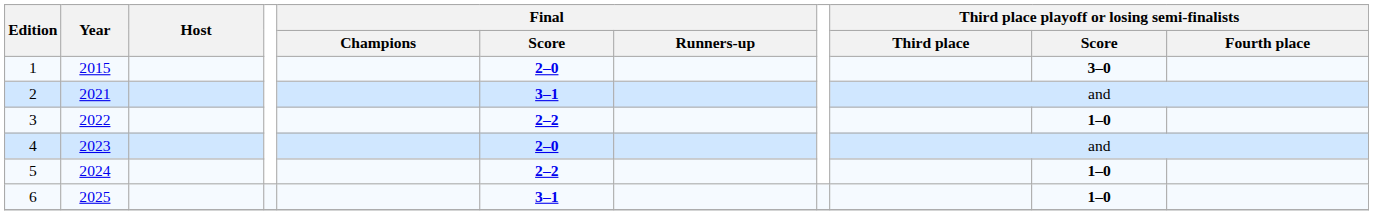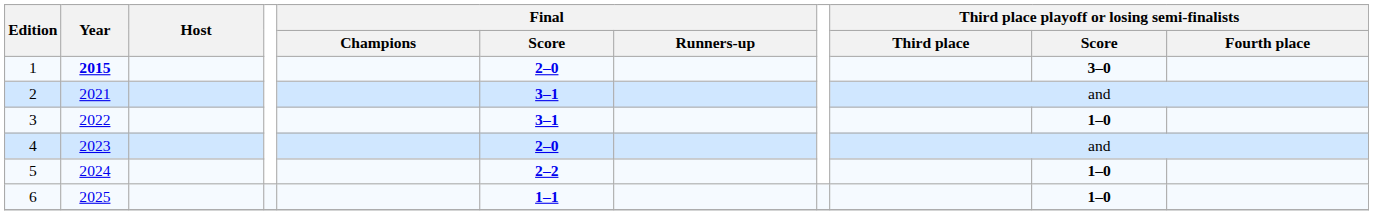(95, 69) normal -> (95, 69) bold
(547, 120) 2–2 -> (547, 120) 3–1
(547, 197) 3–1 -> (547, 197) 1–1
